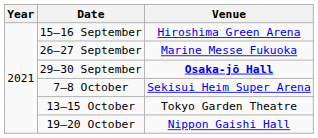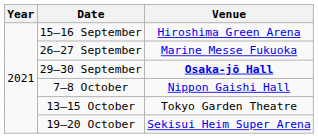(229, 87) Sekisui Heim Super Arena -> (229, 87) Nippon Gaishi Hall
(229, 124) Nippon Gaishi Hall -> (229, 124) Sekisui Heim Super Arena
